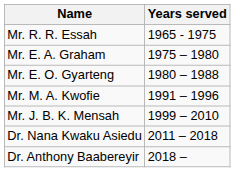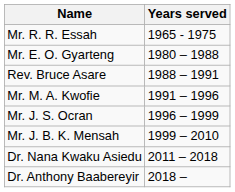- row: (56, 55)
+ row: (57, 75)
+ row: (50, 116)
